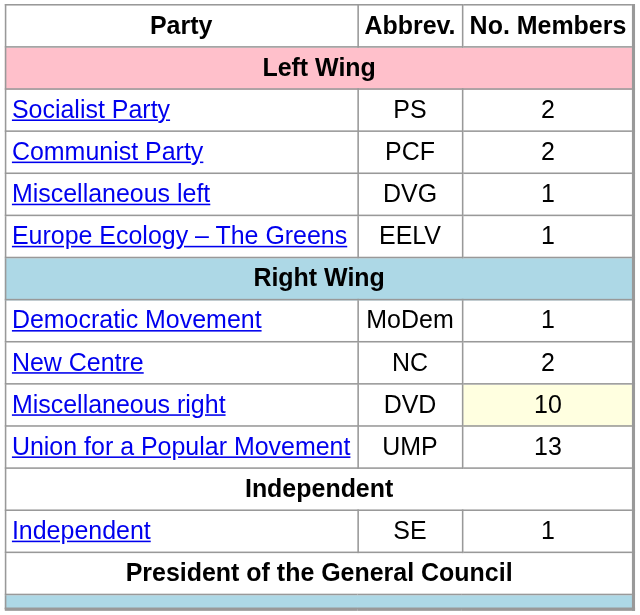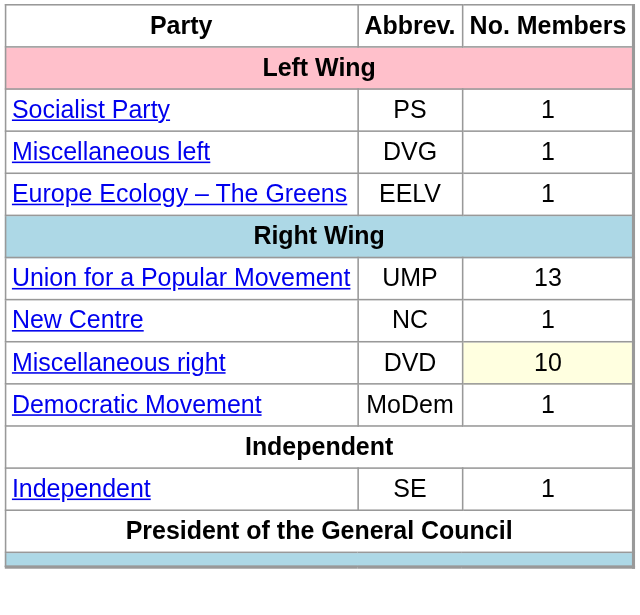(548, 109) 2 -> (548, 109) 1
- row: (108, 151)
rows swapped: (137, 320) <-> (181, 446)
(548, 362) 2 -> (548, 320) 1
